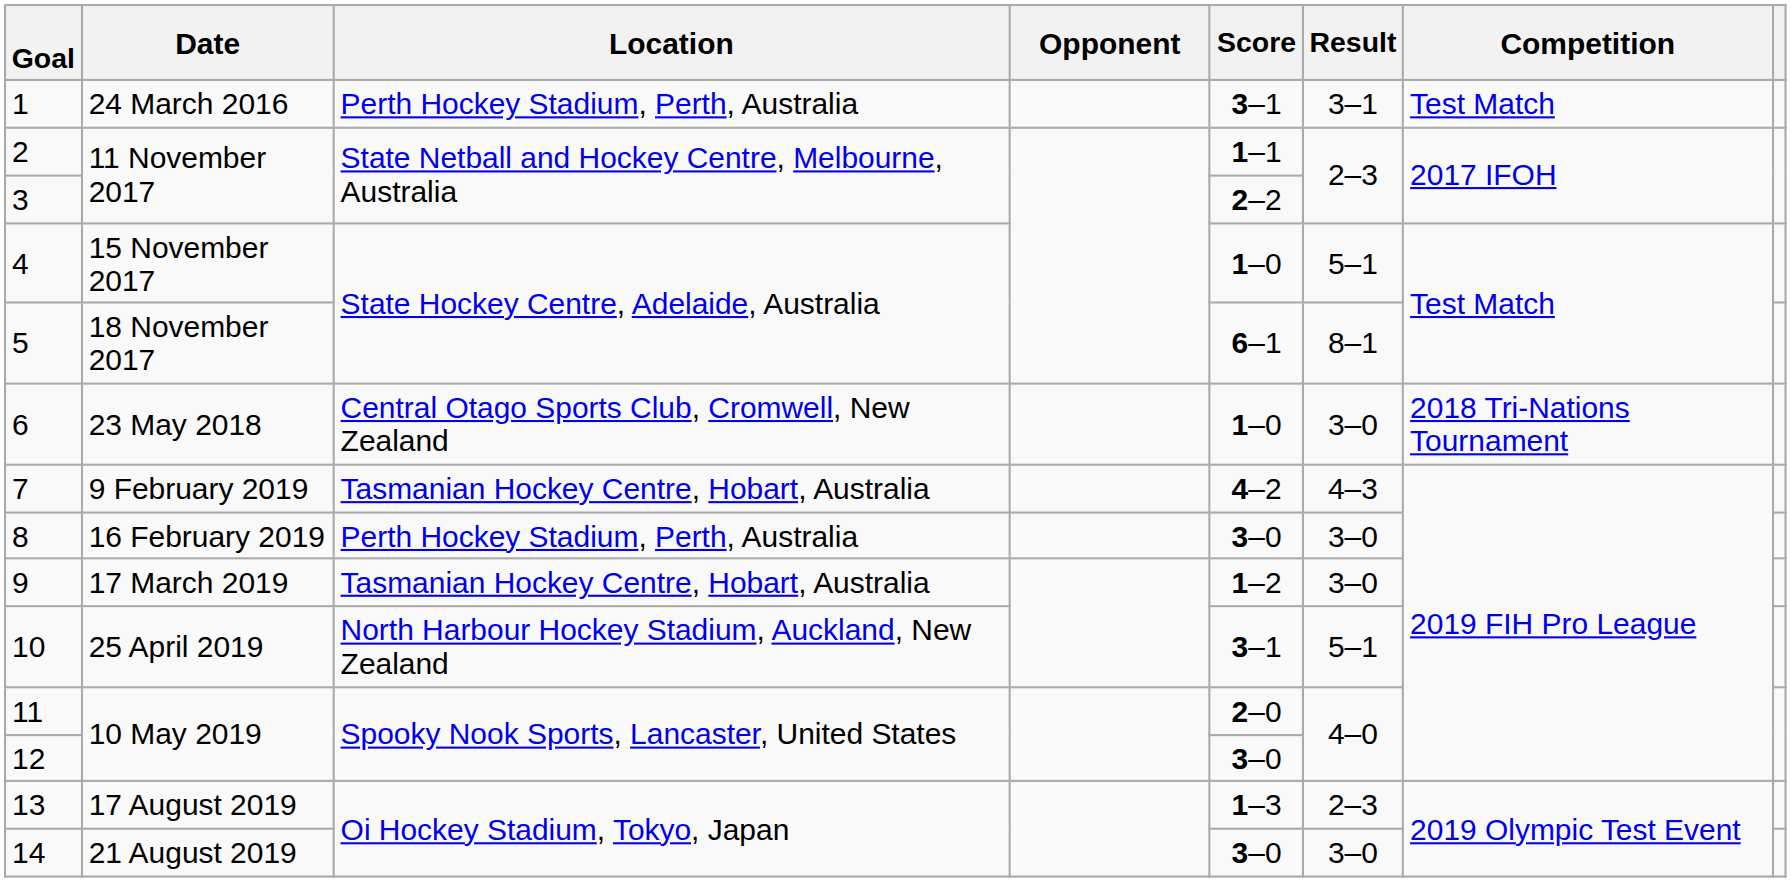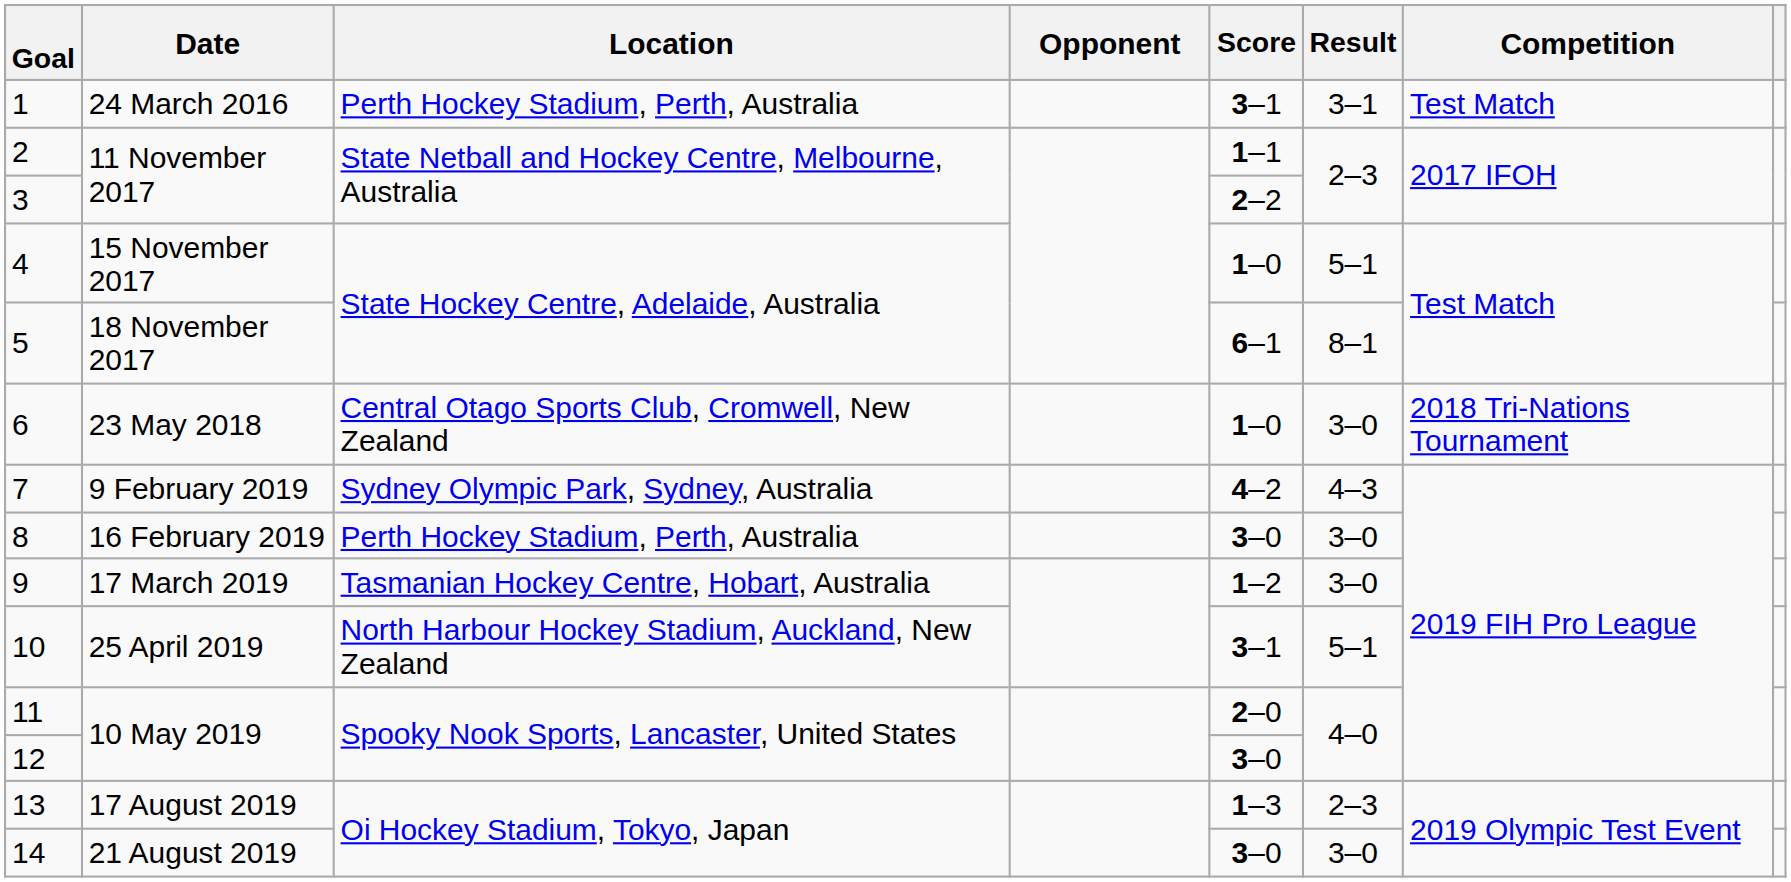(635, 489) Tasmanian Hockey Centre, Hobart, Australia -> (607, 489) Sydney Olympic Park, Sydney, Australia
